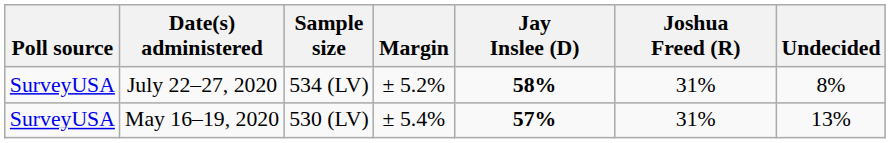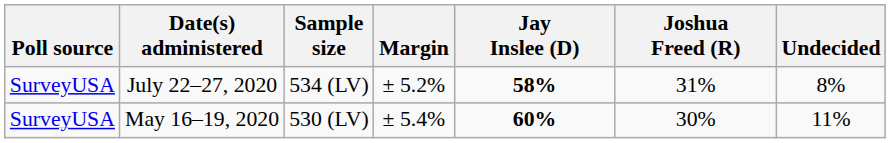(535, 120) 57% -> (535, 120) 60%
(696, 120) 31% -> (696, 120) 30%
(831, 120) 13% -> (831, 120) 11%
